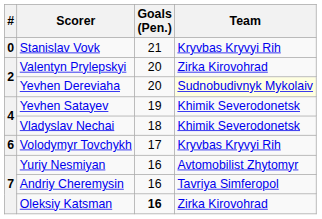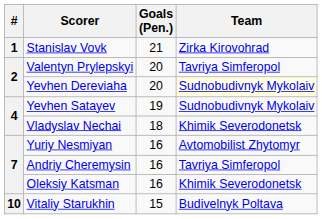(11, 47) 0 -> (14, 47) 1
(229, 47) Kryvbas Kryvyi Rih -> (224, 47) Zirka Kirovohrad
(223, 67) Zirka Kirovohrad -> (229, 67) Tavriya Simferopol
(239, 106) Khimik Severodonetsk -> (247, 106) Sudnobudivnyk Mykolaiv
- row: (76, 145)
(155, 203) bold -> (156, 184) normal
(223, 203) Zirka Kirovohrad -> (240, 184) Khimik Severodonetsk
+ row: (71, 203)
